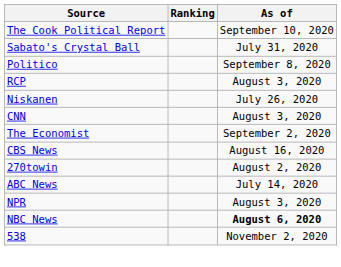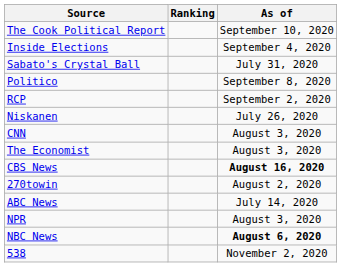+ row: (58, 47)
(277, 82) August 3, 2020 -> (277, 99) September 2, 2020
(277, 133) September 2, 2020 -> (277, 150) August 3, 2020
(277, 150) normal -> (277, 167) bold
